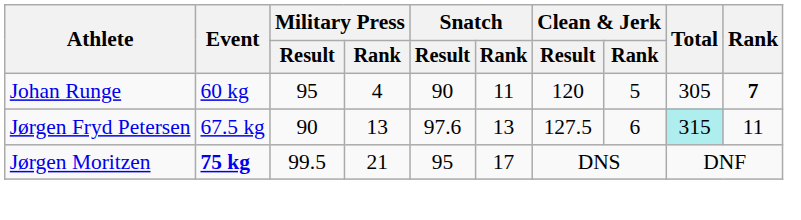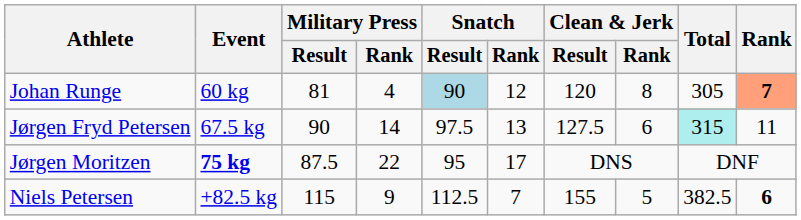(307, 91) 95 -> (319, 91) 81
(442, 91) no background -> (455, 91) lightblue background
(504, 91) 11 -> (516, 91) 12
(635, 91) 5 -> (647, 91) 8
(753, 91) no background -> (767, 91) lightsalmon background
(377, 126) 13 -> (389, 126) 14
(442, 126) 97.6 -> (455, 126) 97.5
(307, 162) 99.5 -> (319, 162) 87.5
(377, 162) 21 -> (389, 162) 22
+ row: (71, 197)
